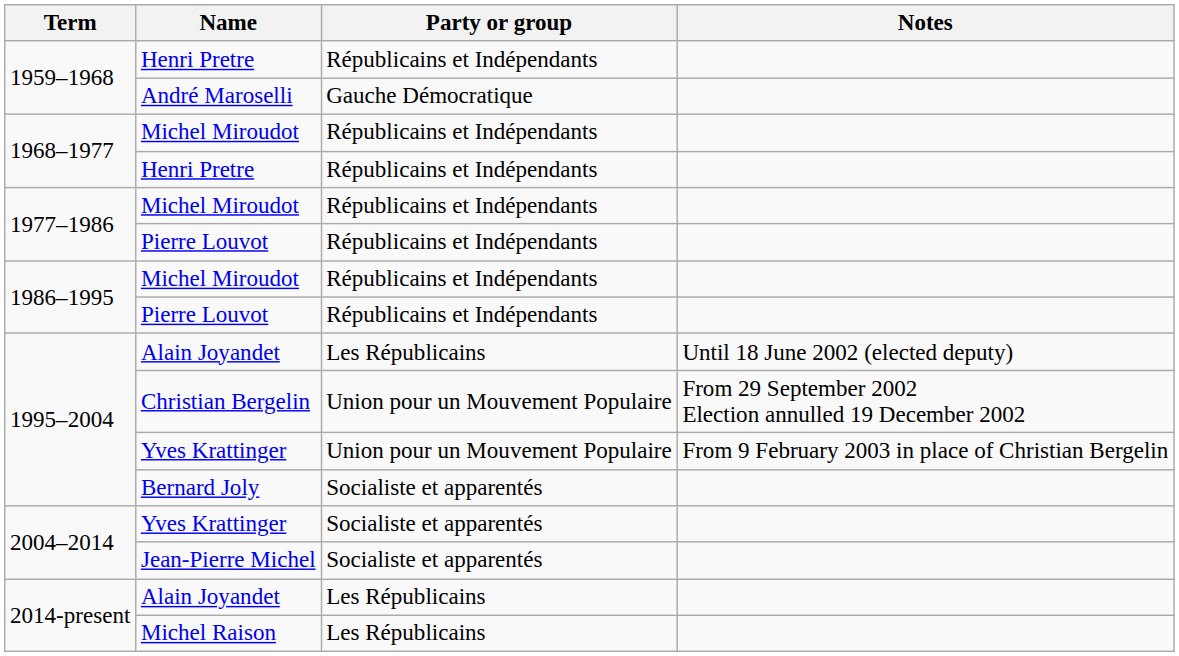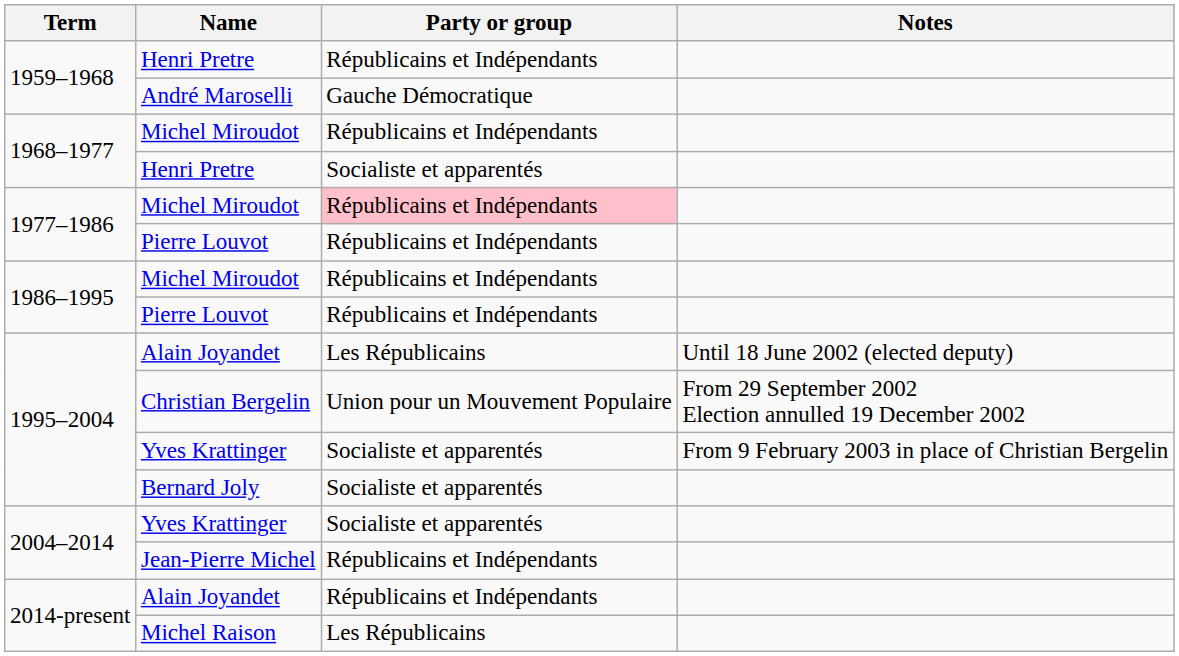(462, 168) Républicains et Indépendants -> (434, 168) Socialiste et apparentés
(462, 205) no background -> (462, 205) pink background
(499, 450) Union pour un Mouvement Populaire -> (434, 450) Socialiste et apparentés
(434, 560) Socialiste et apparentés -> (462, 560) Républicains et Indépendants
(406, 596) Les Républicains -> (462, 596) Républicains et Indépendants
